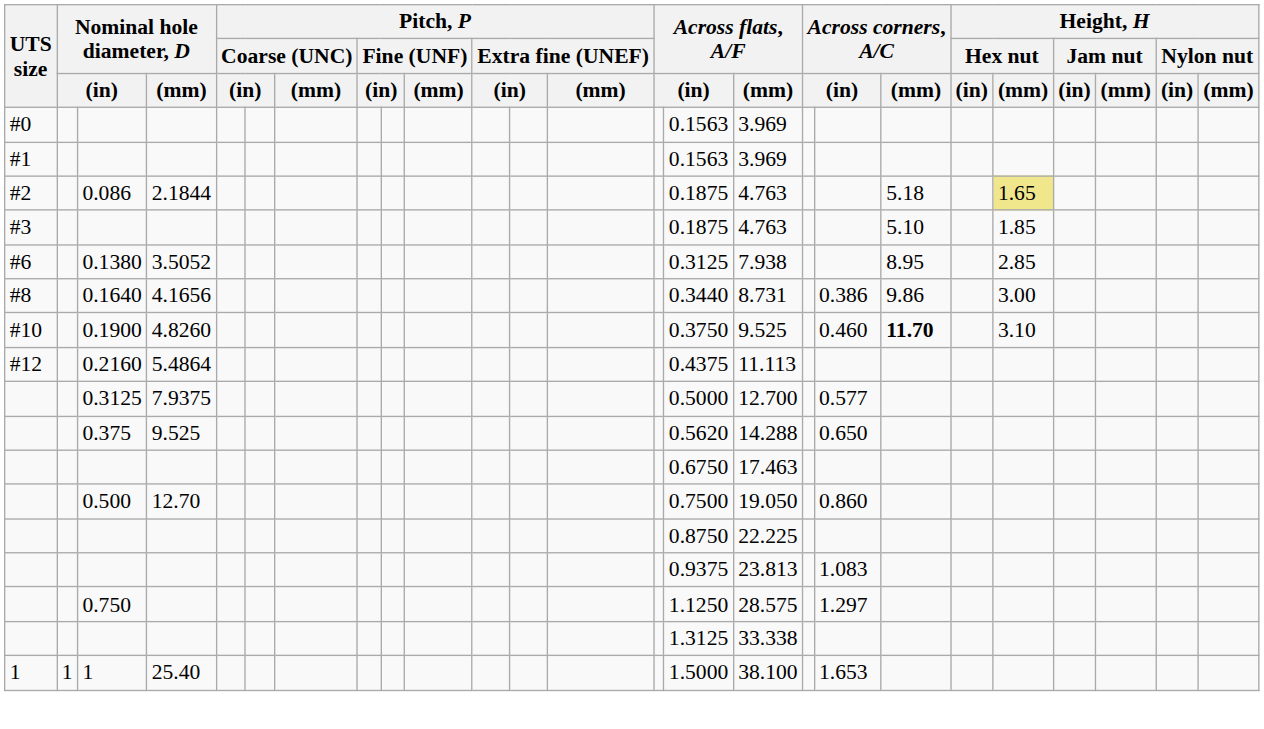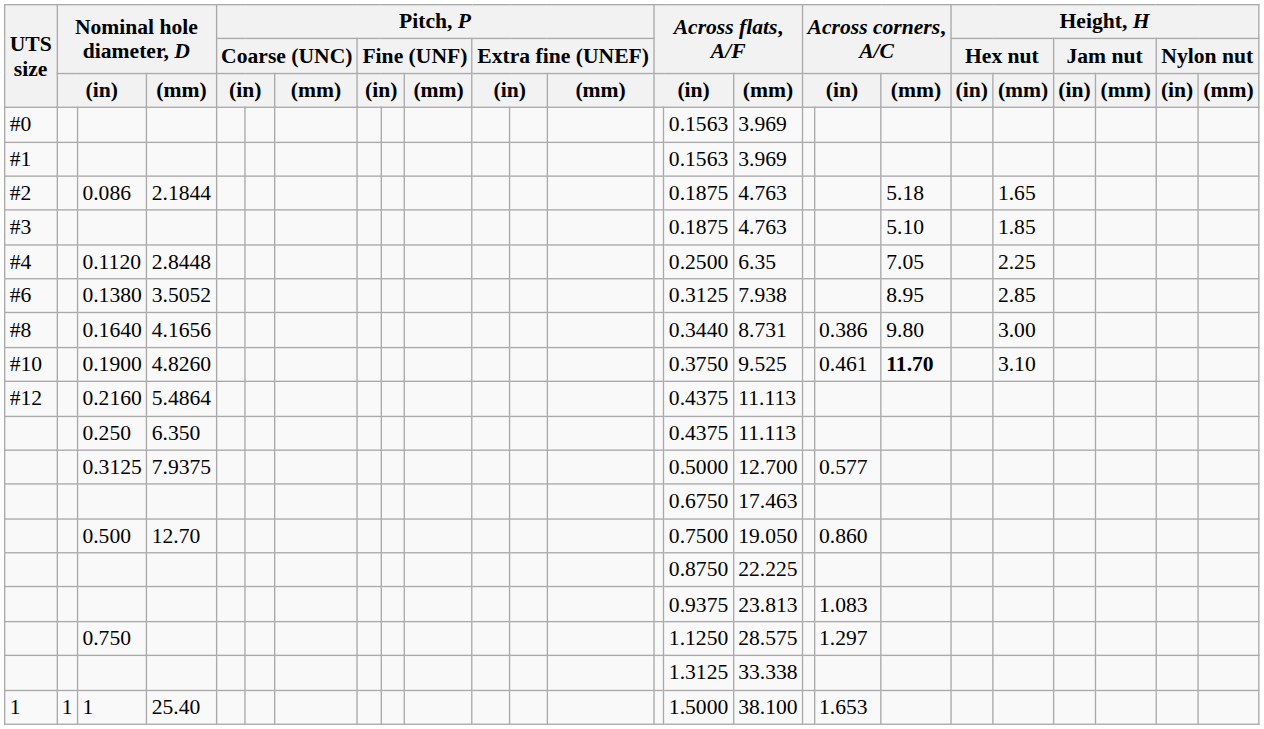(1017, 192) khaki background -> (1017, 192) no background
+ row: (20, 261)
(905, 295) 9.86 -> (905, 329) 9.80
(843, 329) 0.460 -> (843, 364) 0.461
+ row: (31, 433)
- row: (31, 433)
